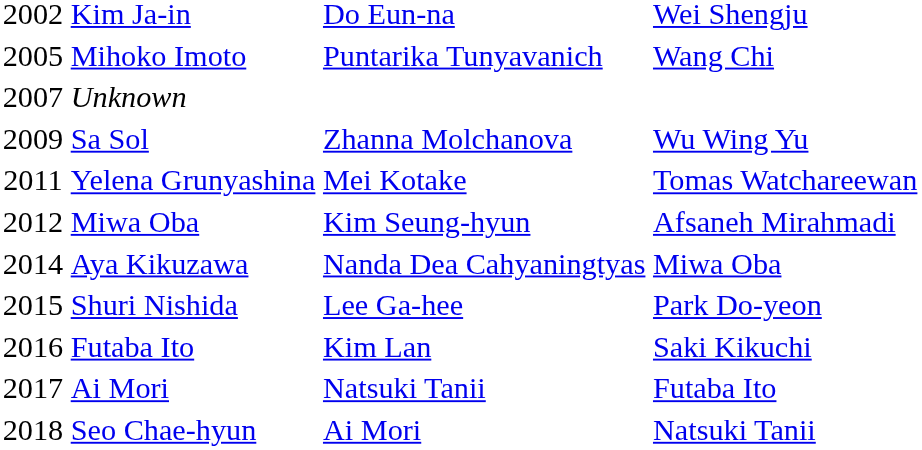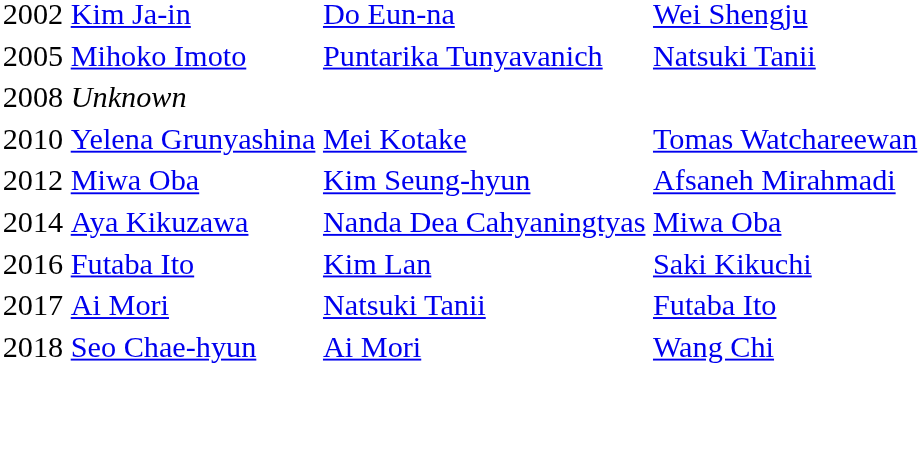(714, 55) Wang Chi -> (734, 55) Natsuki Tanii
(33, 97) 2007 -> (33, 97) 2008
- row: (110, 138)
(33, 180) 2011 -> (33, 138) 2010
- row: (154, 305)
(734, 430) Natsuki Tanii -> (714, 346) Wang Chi
